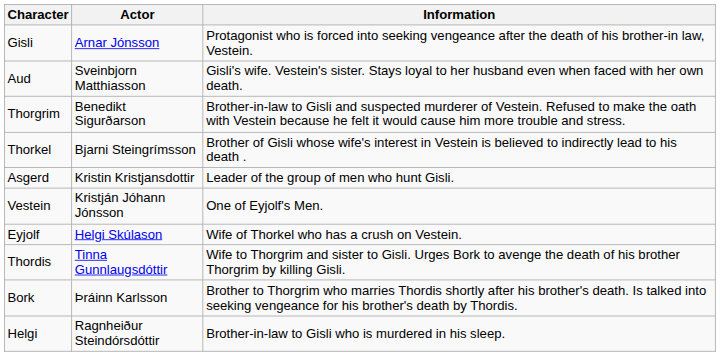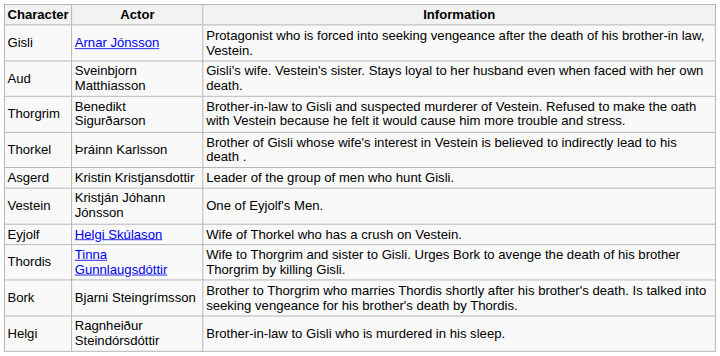(135, 149) Bjarni Steingrímsson -> (121, 149) Þráinn Karlsson
(121, 298) Þráinn Karlsson -> (135, 298) Bjarni Steingrímsson
